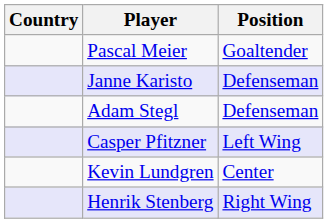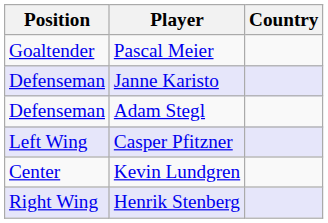columns swapped: (44, 19) <-> (270, 19)
